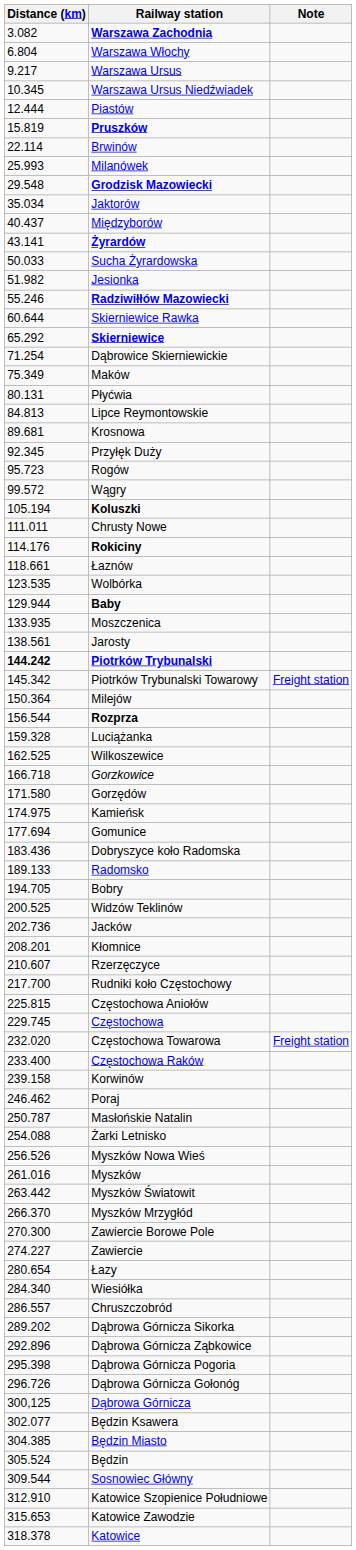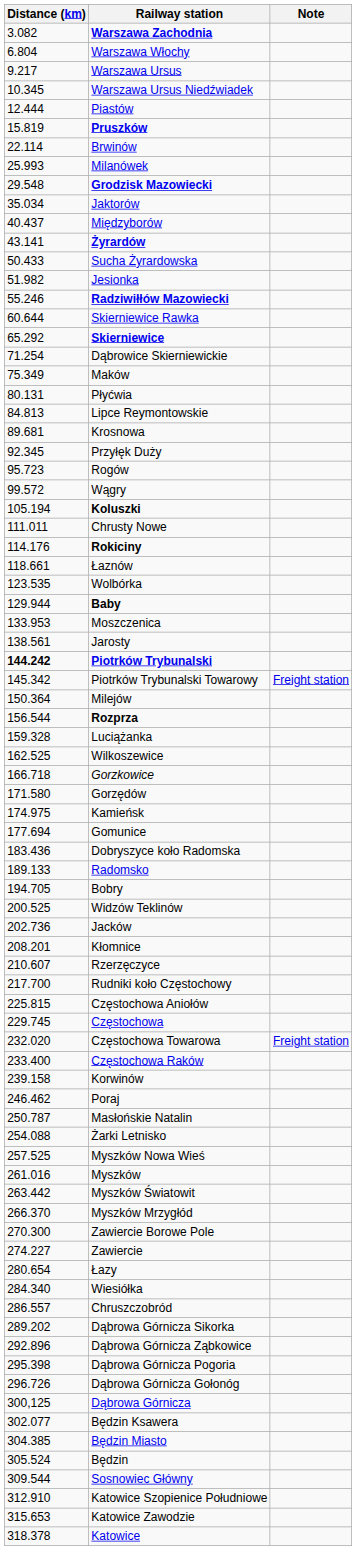(25, 261) 50.033 -> (25, 261) 50.433
(29, 623) 133.935 -> (29, 623) 133.953
(29, 1155) 256.526 -> (29, 1155) 257.525
